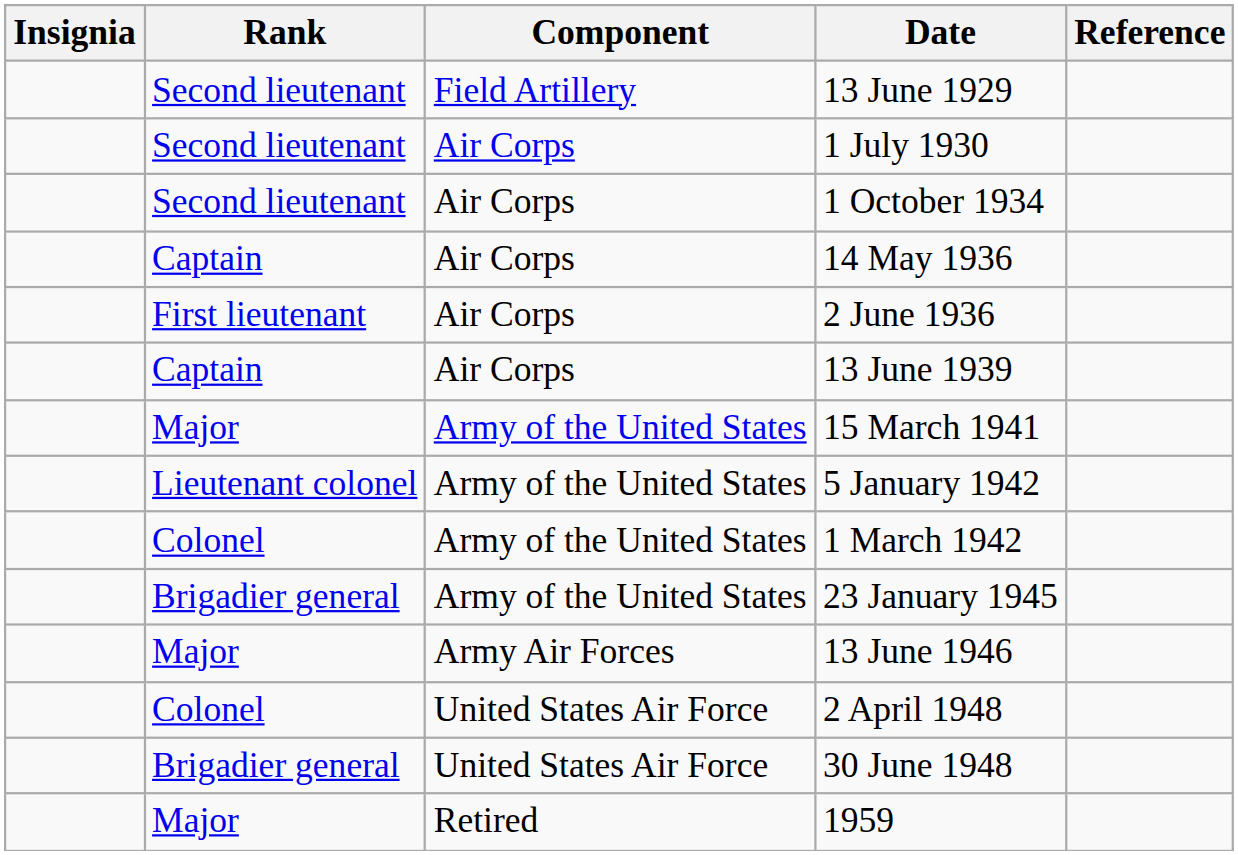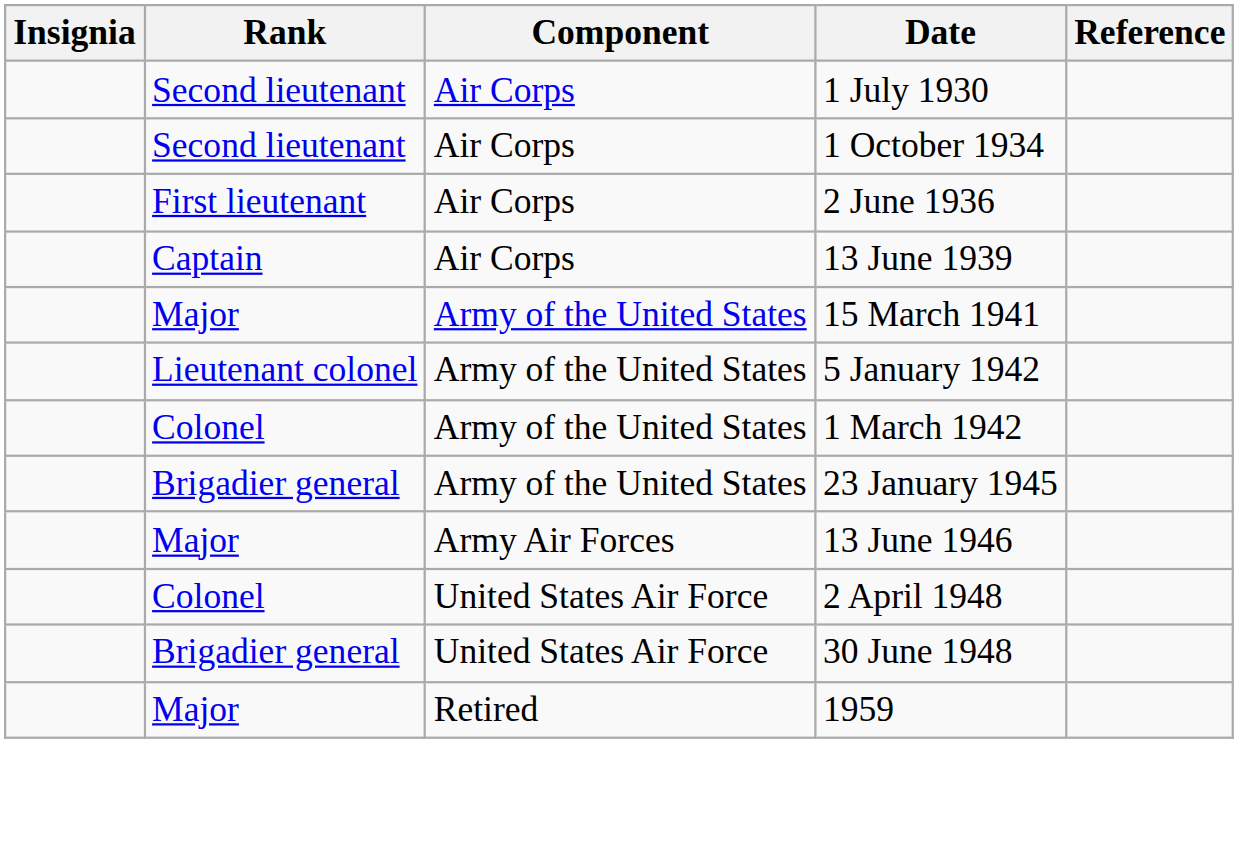- row: (918, 88)
- row: (918, 257)
